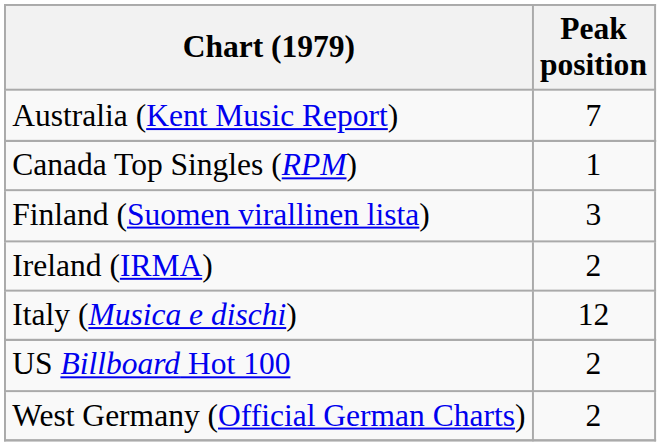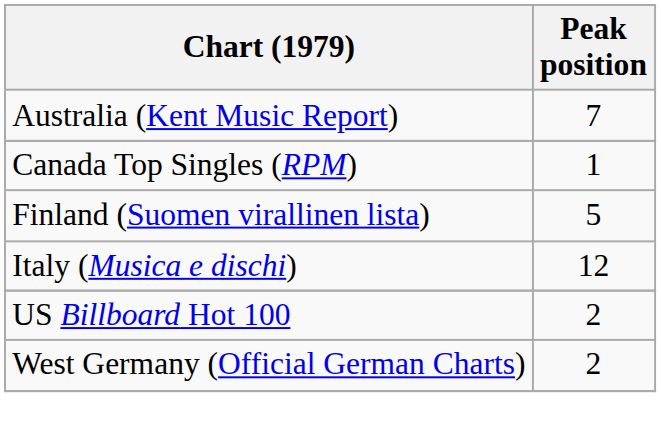(593, 214) 3 -> (593, 214) 5
- row: (112, 264)
